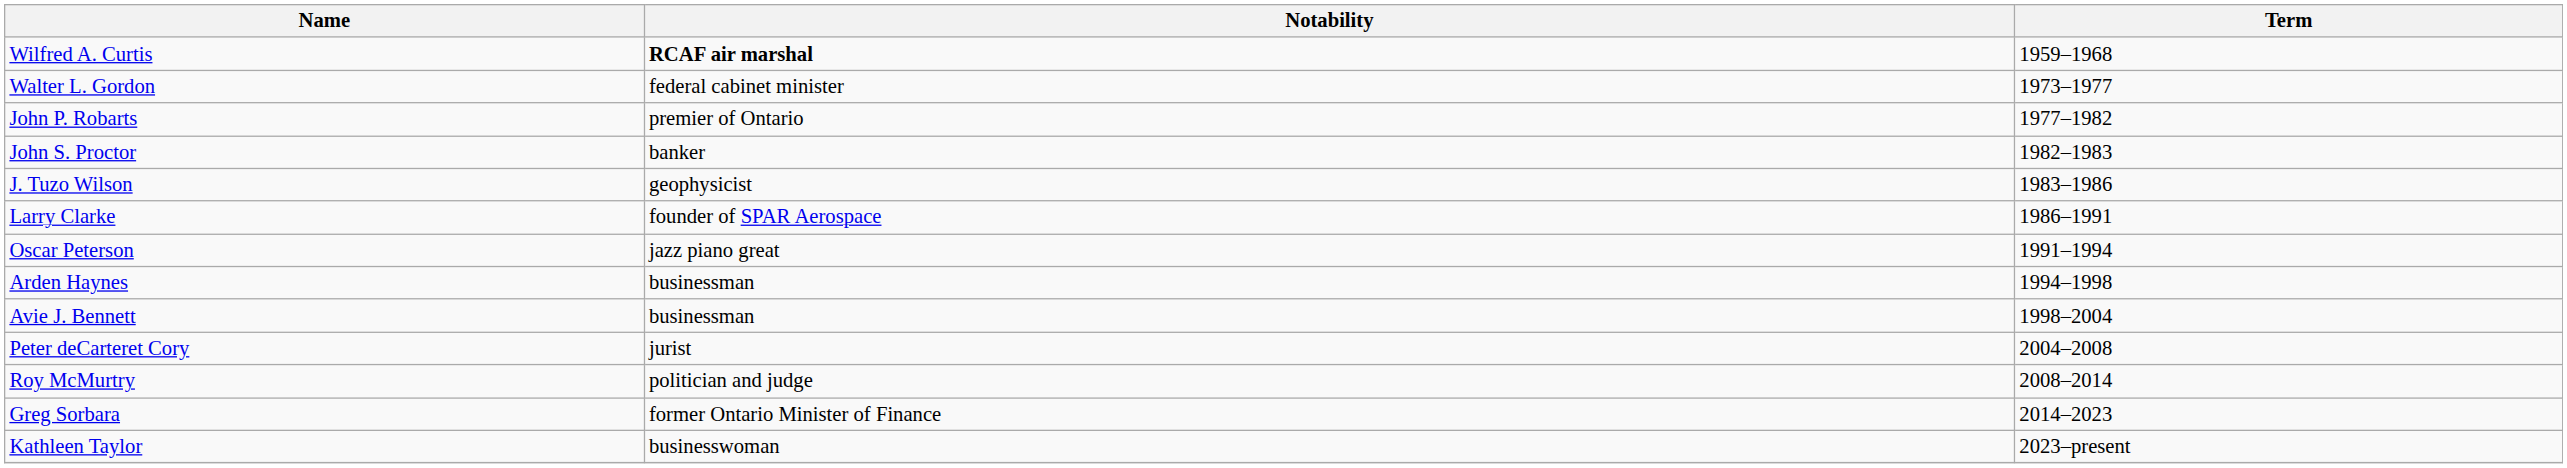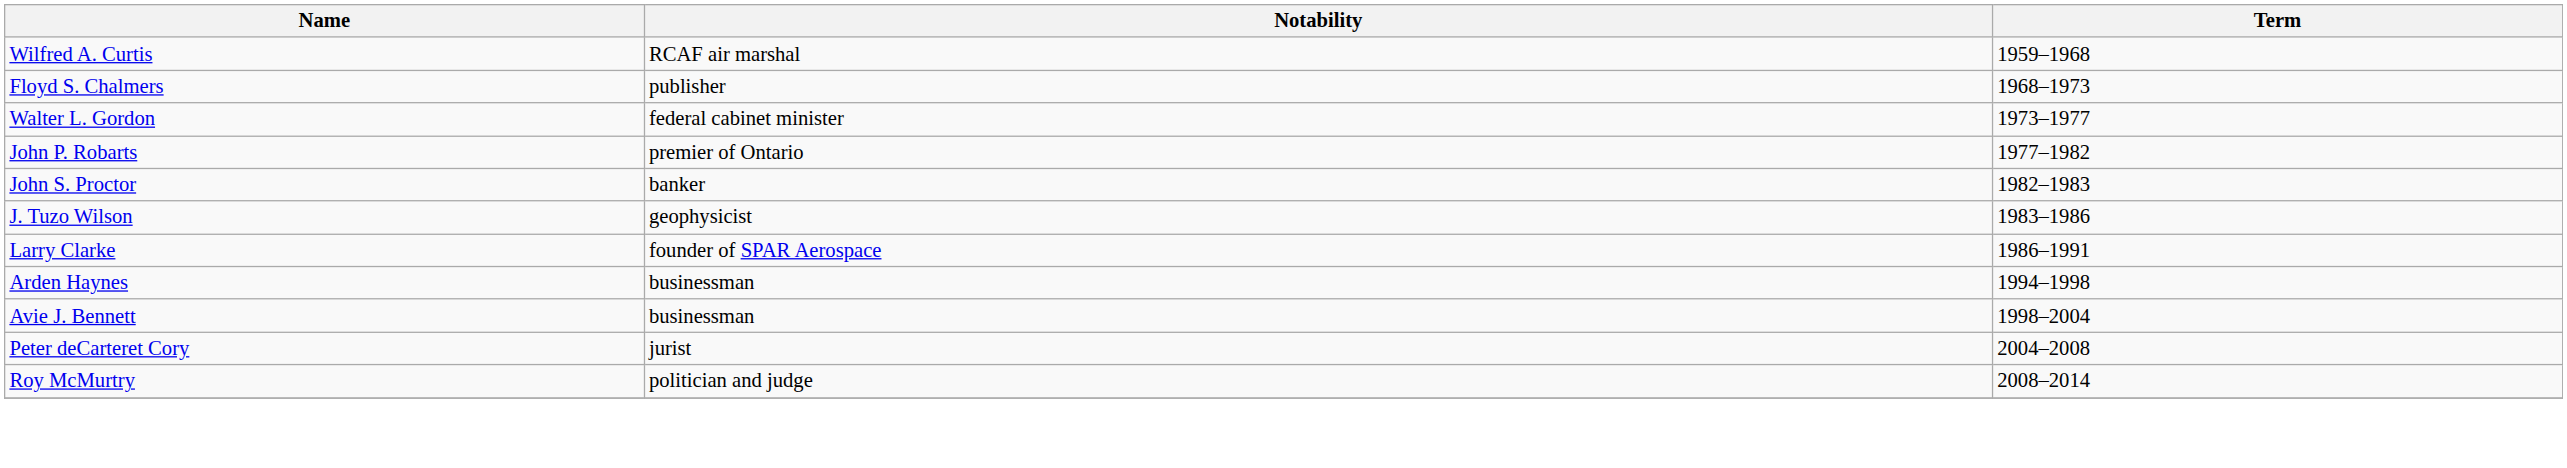(731, 53) bold -> (725, 53) normal
+ row: (87, 86)
- row: (72, 250)
- row: (65, 413)
- row: (76, 446)
